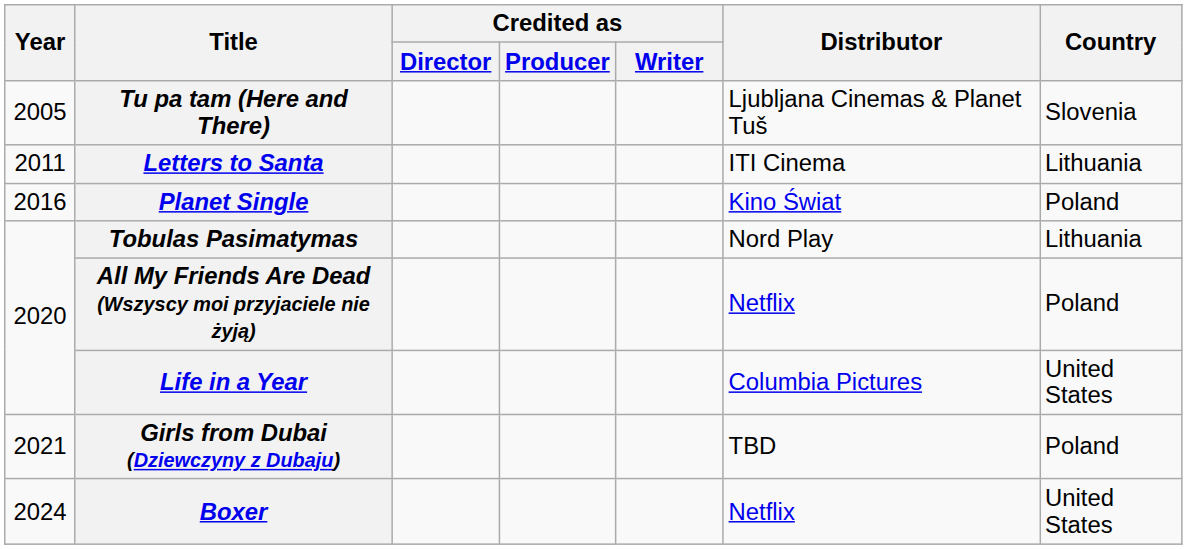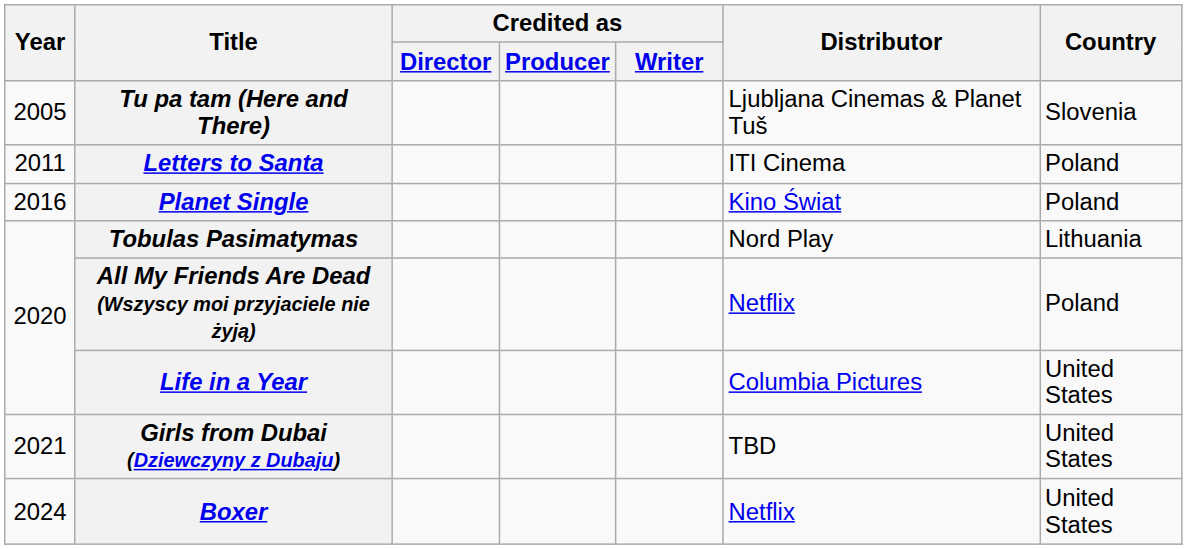(1093, 163) Lithuania -> (1082, 163) Poland
(1082, 446) Poland -> (1080, 446) United States
